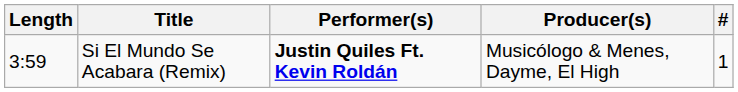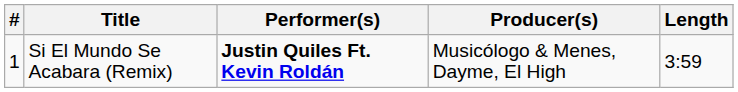columns swapped: (723, 19) <-> (41, 19)
